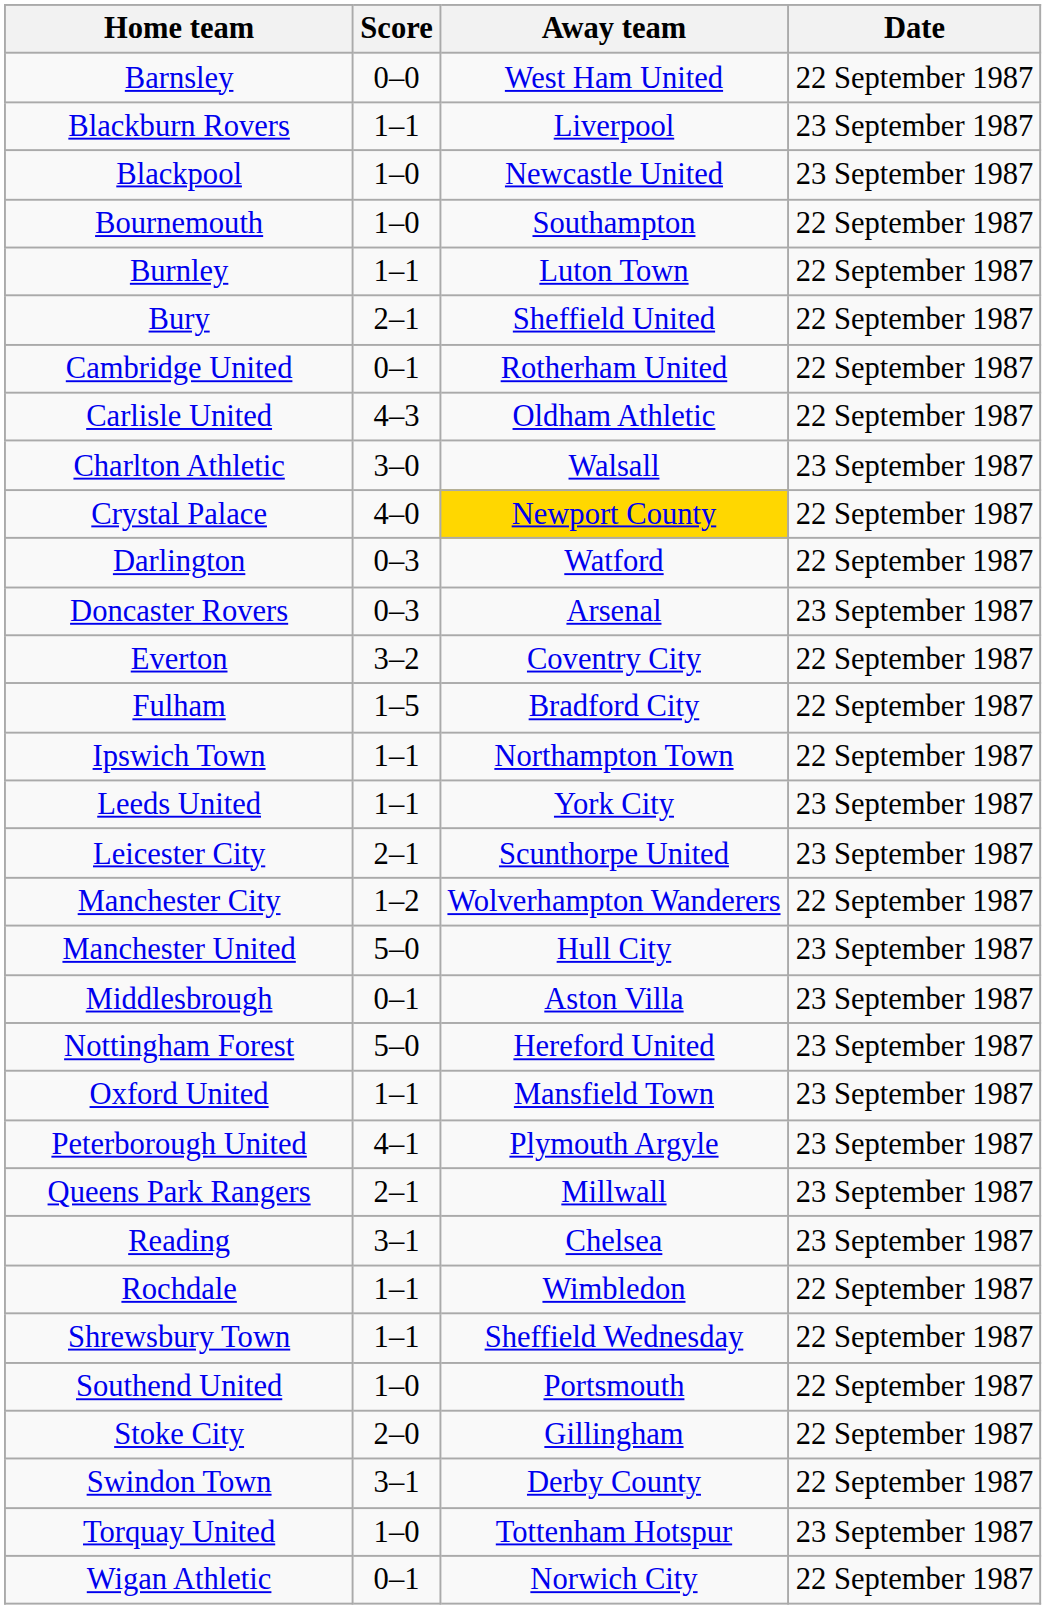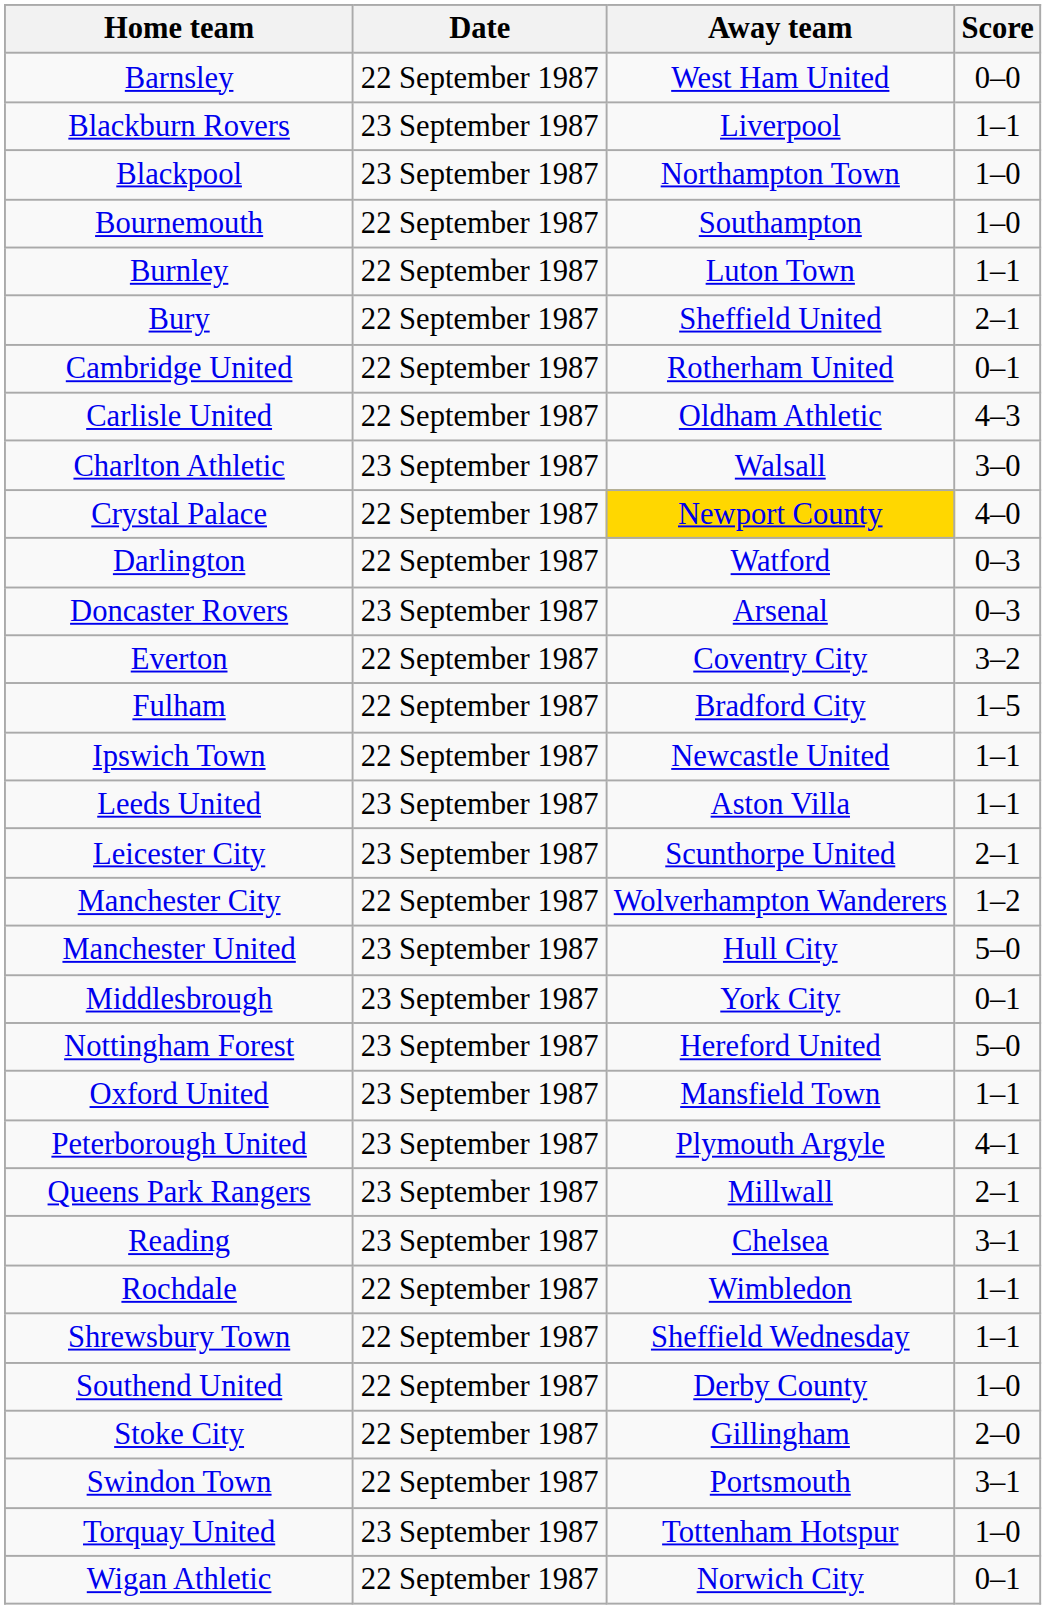columns swapped: (397, 28) <-> (915, 28)
(614, 174) Newcastle United -> (780, 174) Northampton Town
(614, 755) Northampton Town -> (780, 755) Newcastle United
(614, 804) York City -> (780, 804) Aston Villa
(614, 998) Aston Villa -> (780, 998) York City
(614, 1385) Portsmouth -> (780, 1385) Derby County
(614, 1482) Derby County -> (780, 1482) Portsmouth
